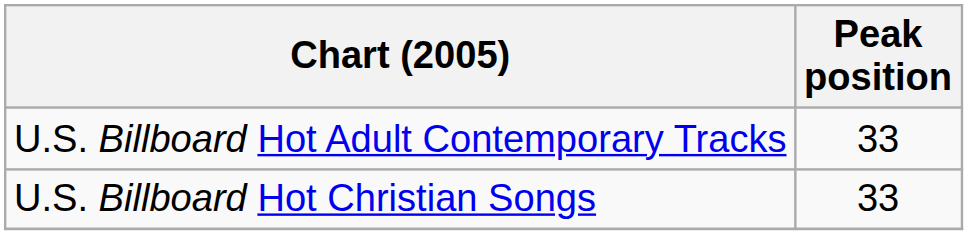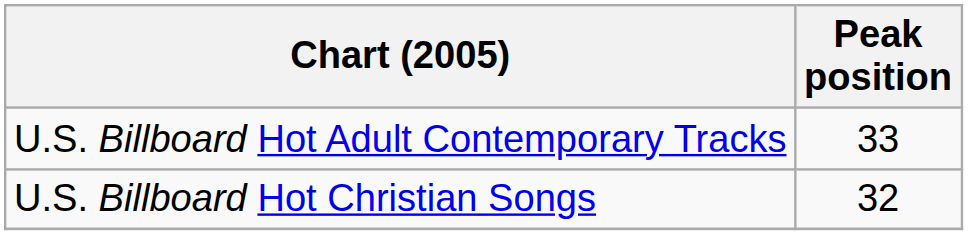(878, 198) 33 -> (878, 198) 32
